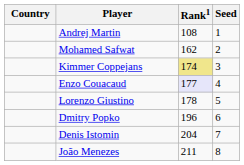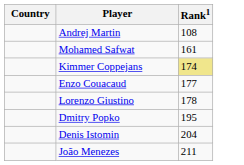- column: (226, 14)
(189, 49) 162 -> (189, 49) 161
(189, 83) lavender background -> (189, 83) no background
(189, 117) 196 -> (189, 117) 195
